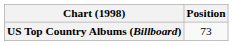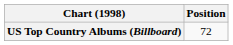(206, 31) 73 -> (206, 31) 72
